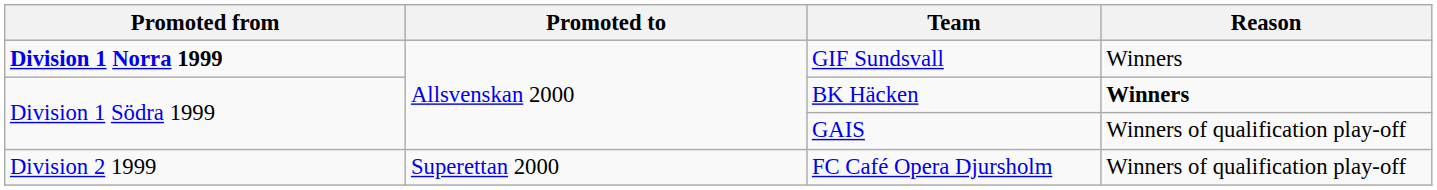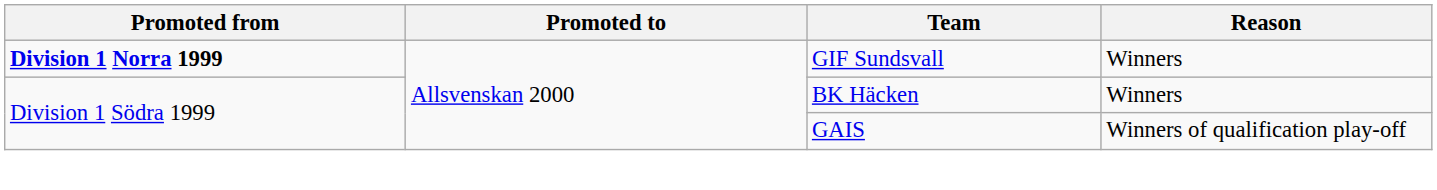(1148, 94) bold -> (1144, 94) normal
- row: (932, 166)
